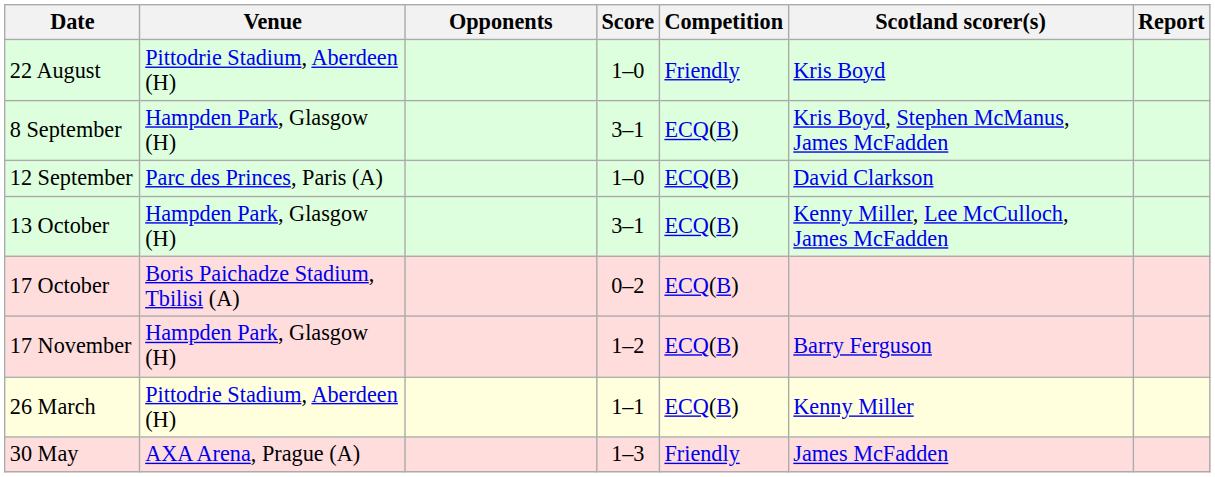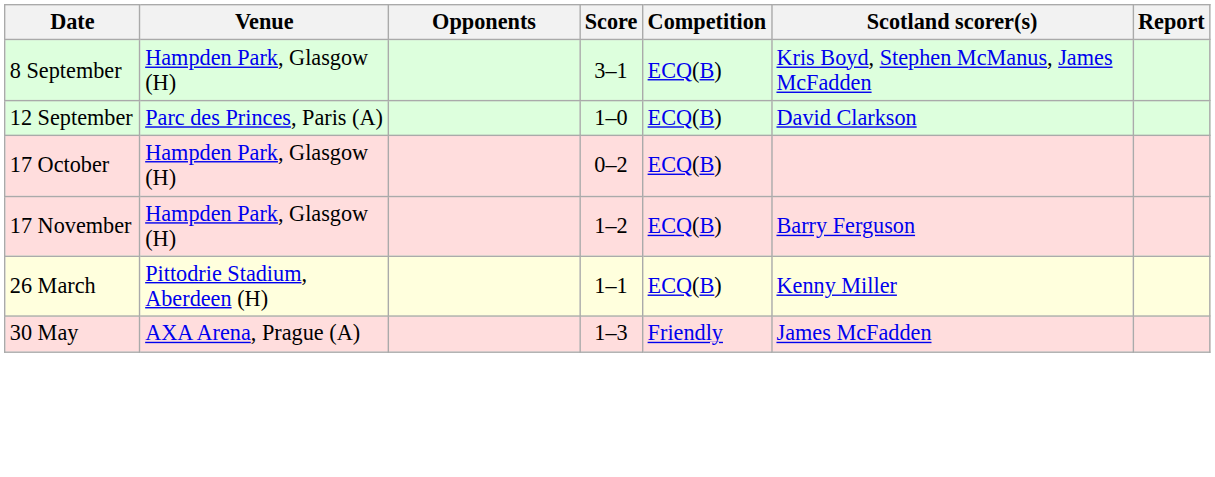- row: (55, 69)
- row: (60, 225)
(260, 286) Boris Paichadze Stadium, Tbilisi (A) -> (257, 165) Hampden Park, Glasgow (H)
